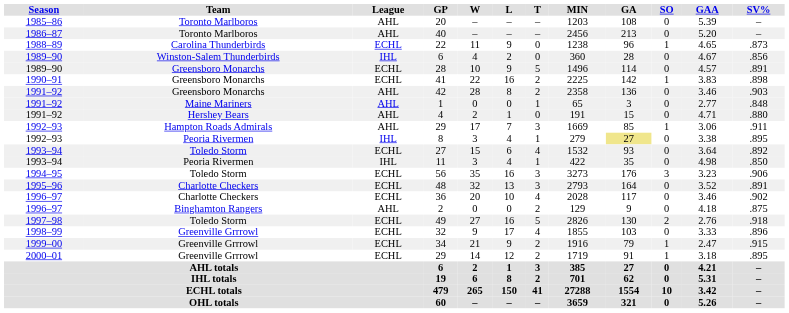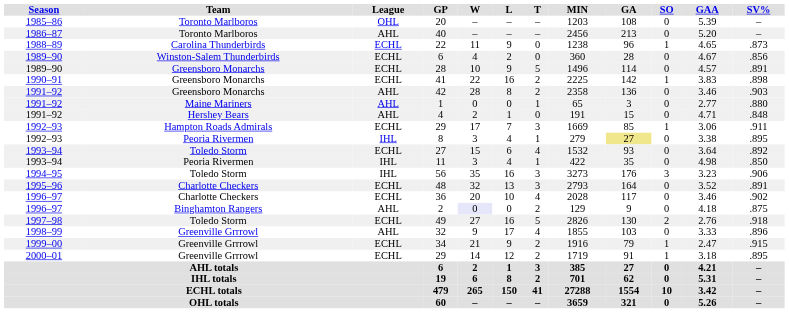(388, 21) AHL -> (388, 21) OHL
(388, 56) IHL -> (388, 56) ECHL
(759, 103) .848 -> (759, 103) .880
(759, 115) .880 -> (759, 115) .848
(388, 127) AHL -> (388, 127) ECHL
(388, 173) ECHL -> (388, 173) IHL
(475, 208) no background -> (475, 208) lavender background
(388, 232) ECHL -> (388, 232) AHL
